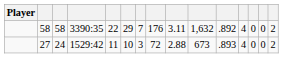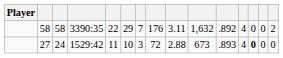(253, 45) normal -> (253, 45) bold
(273, 45) 2 -> (273, 45) 0
